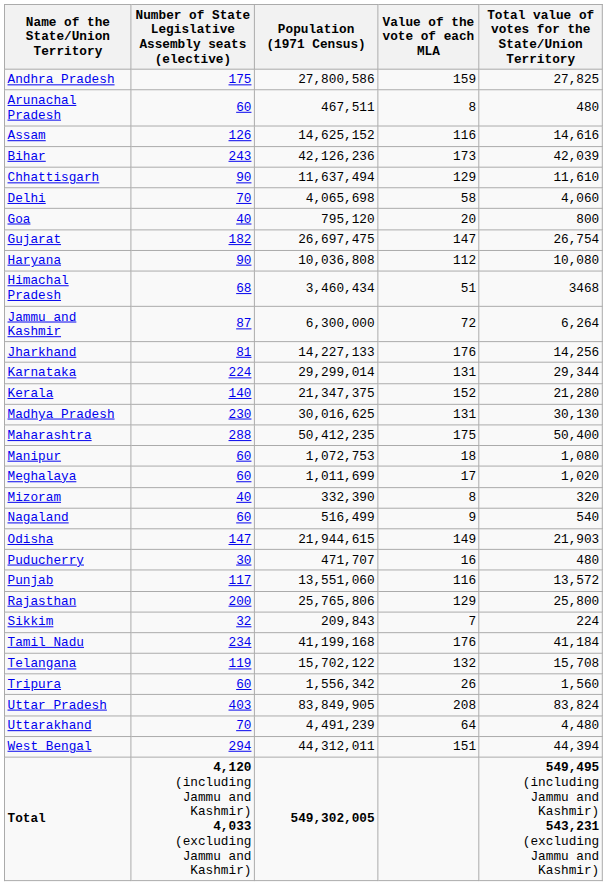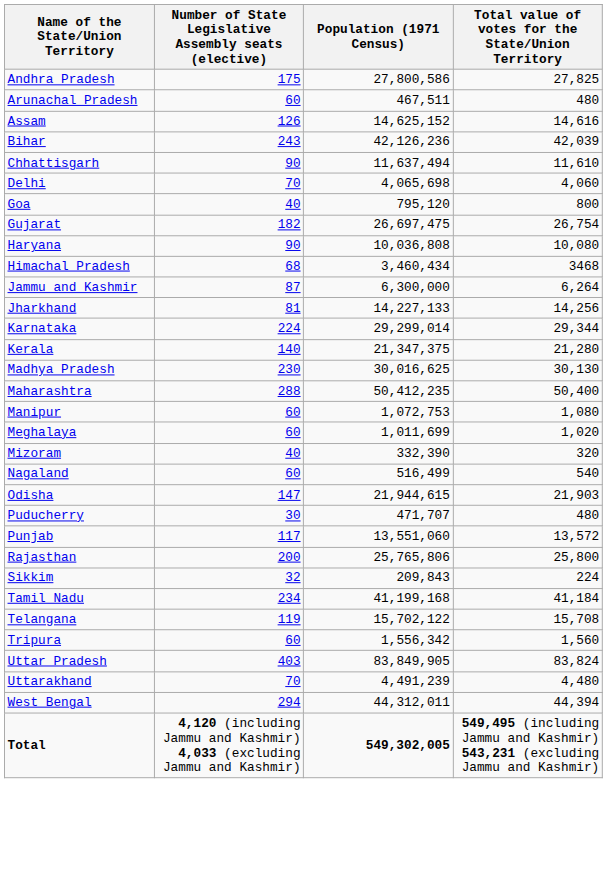- column: (428, 37)
